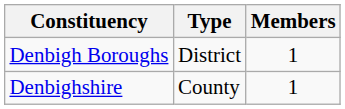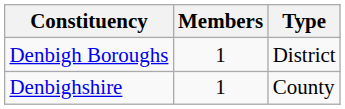columns swapped: (293, 21) <-> (210, 21)
